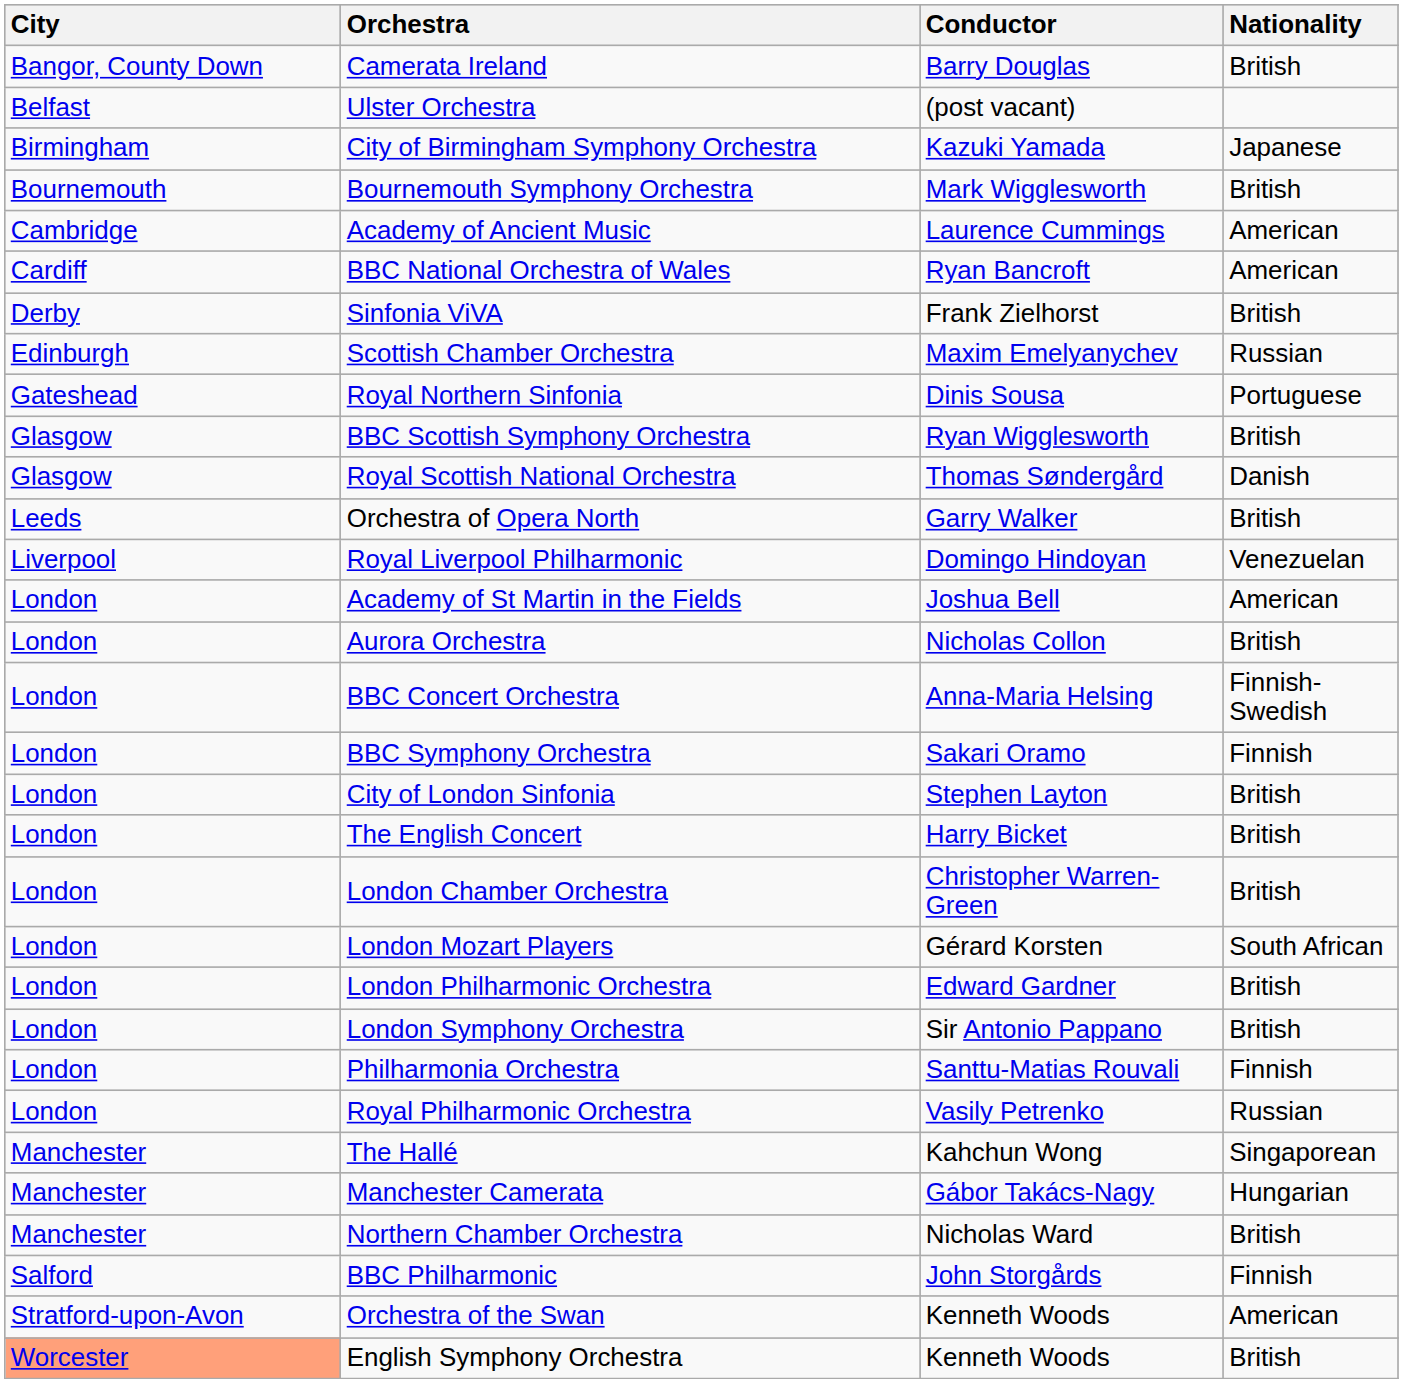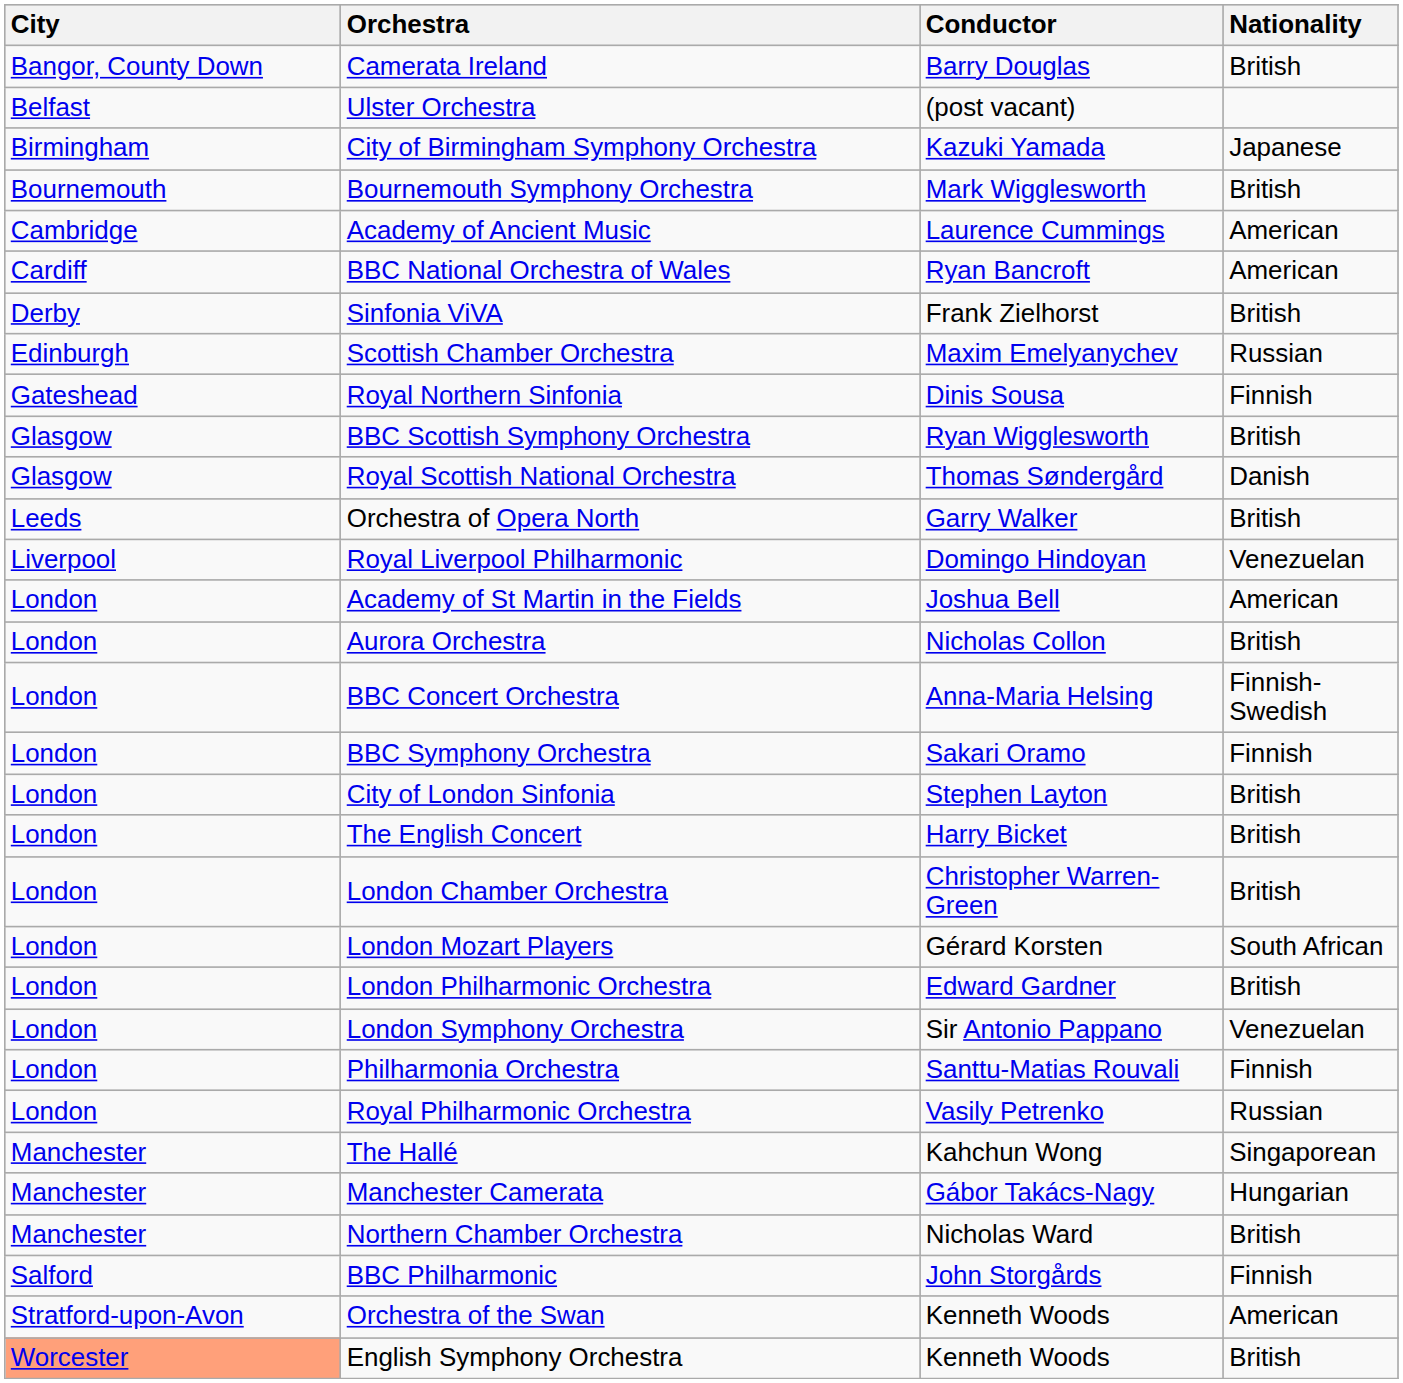(1296, 395) Portuguese -> (1271, 395) Finnish
(1265, 1028) British -> (1297, 1028) Venezuelan
